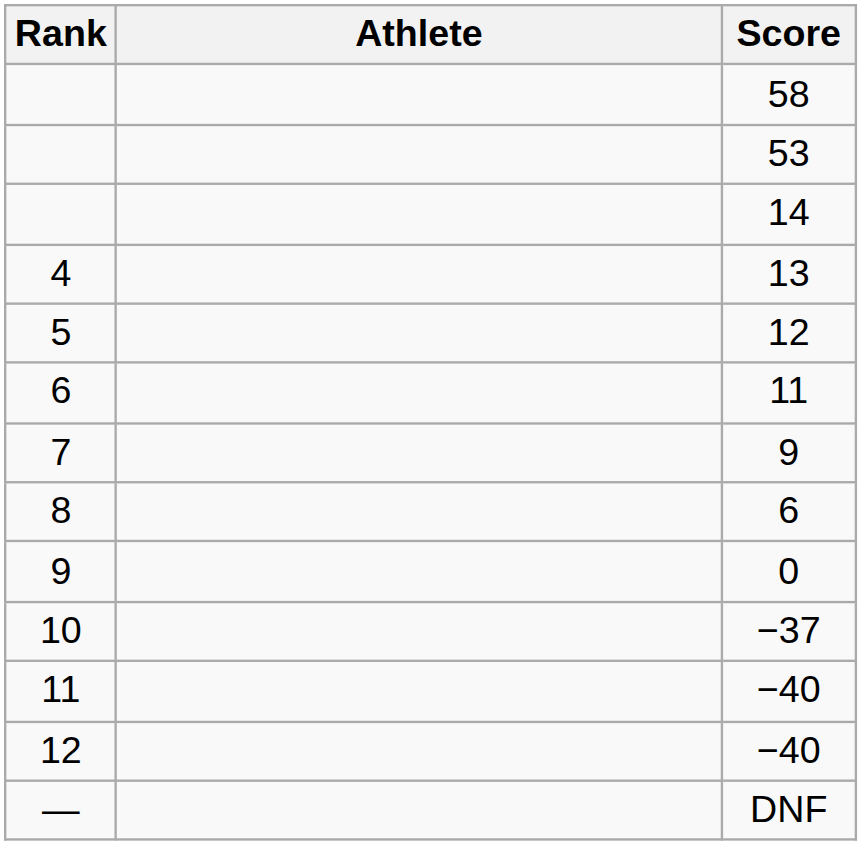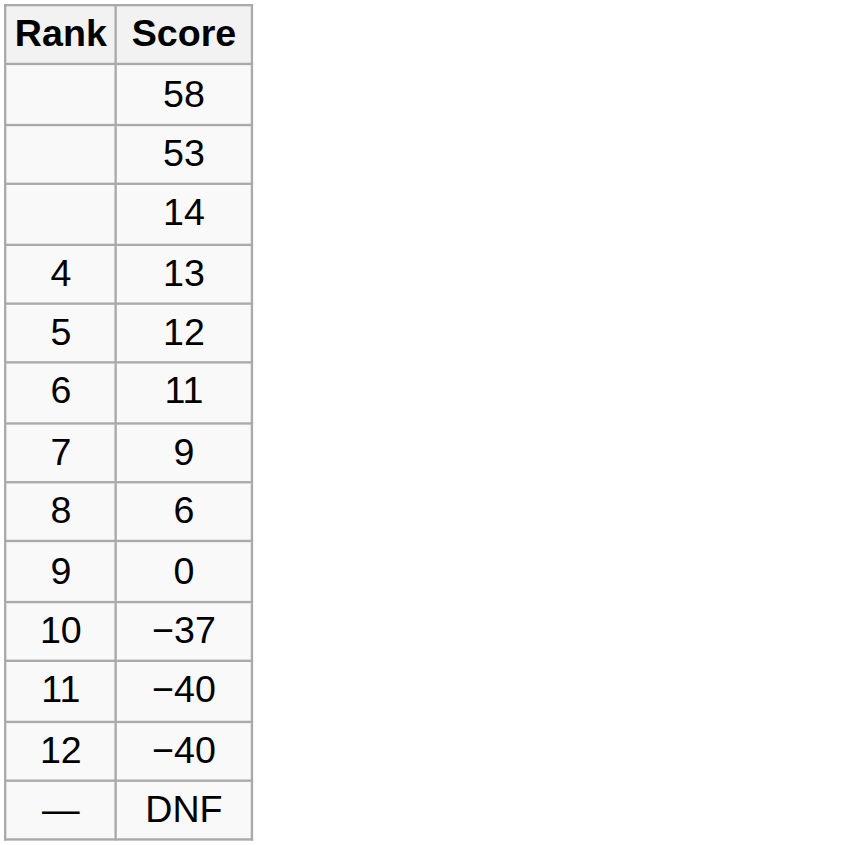- column: (419, 34)
